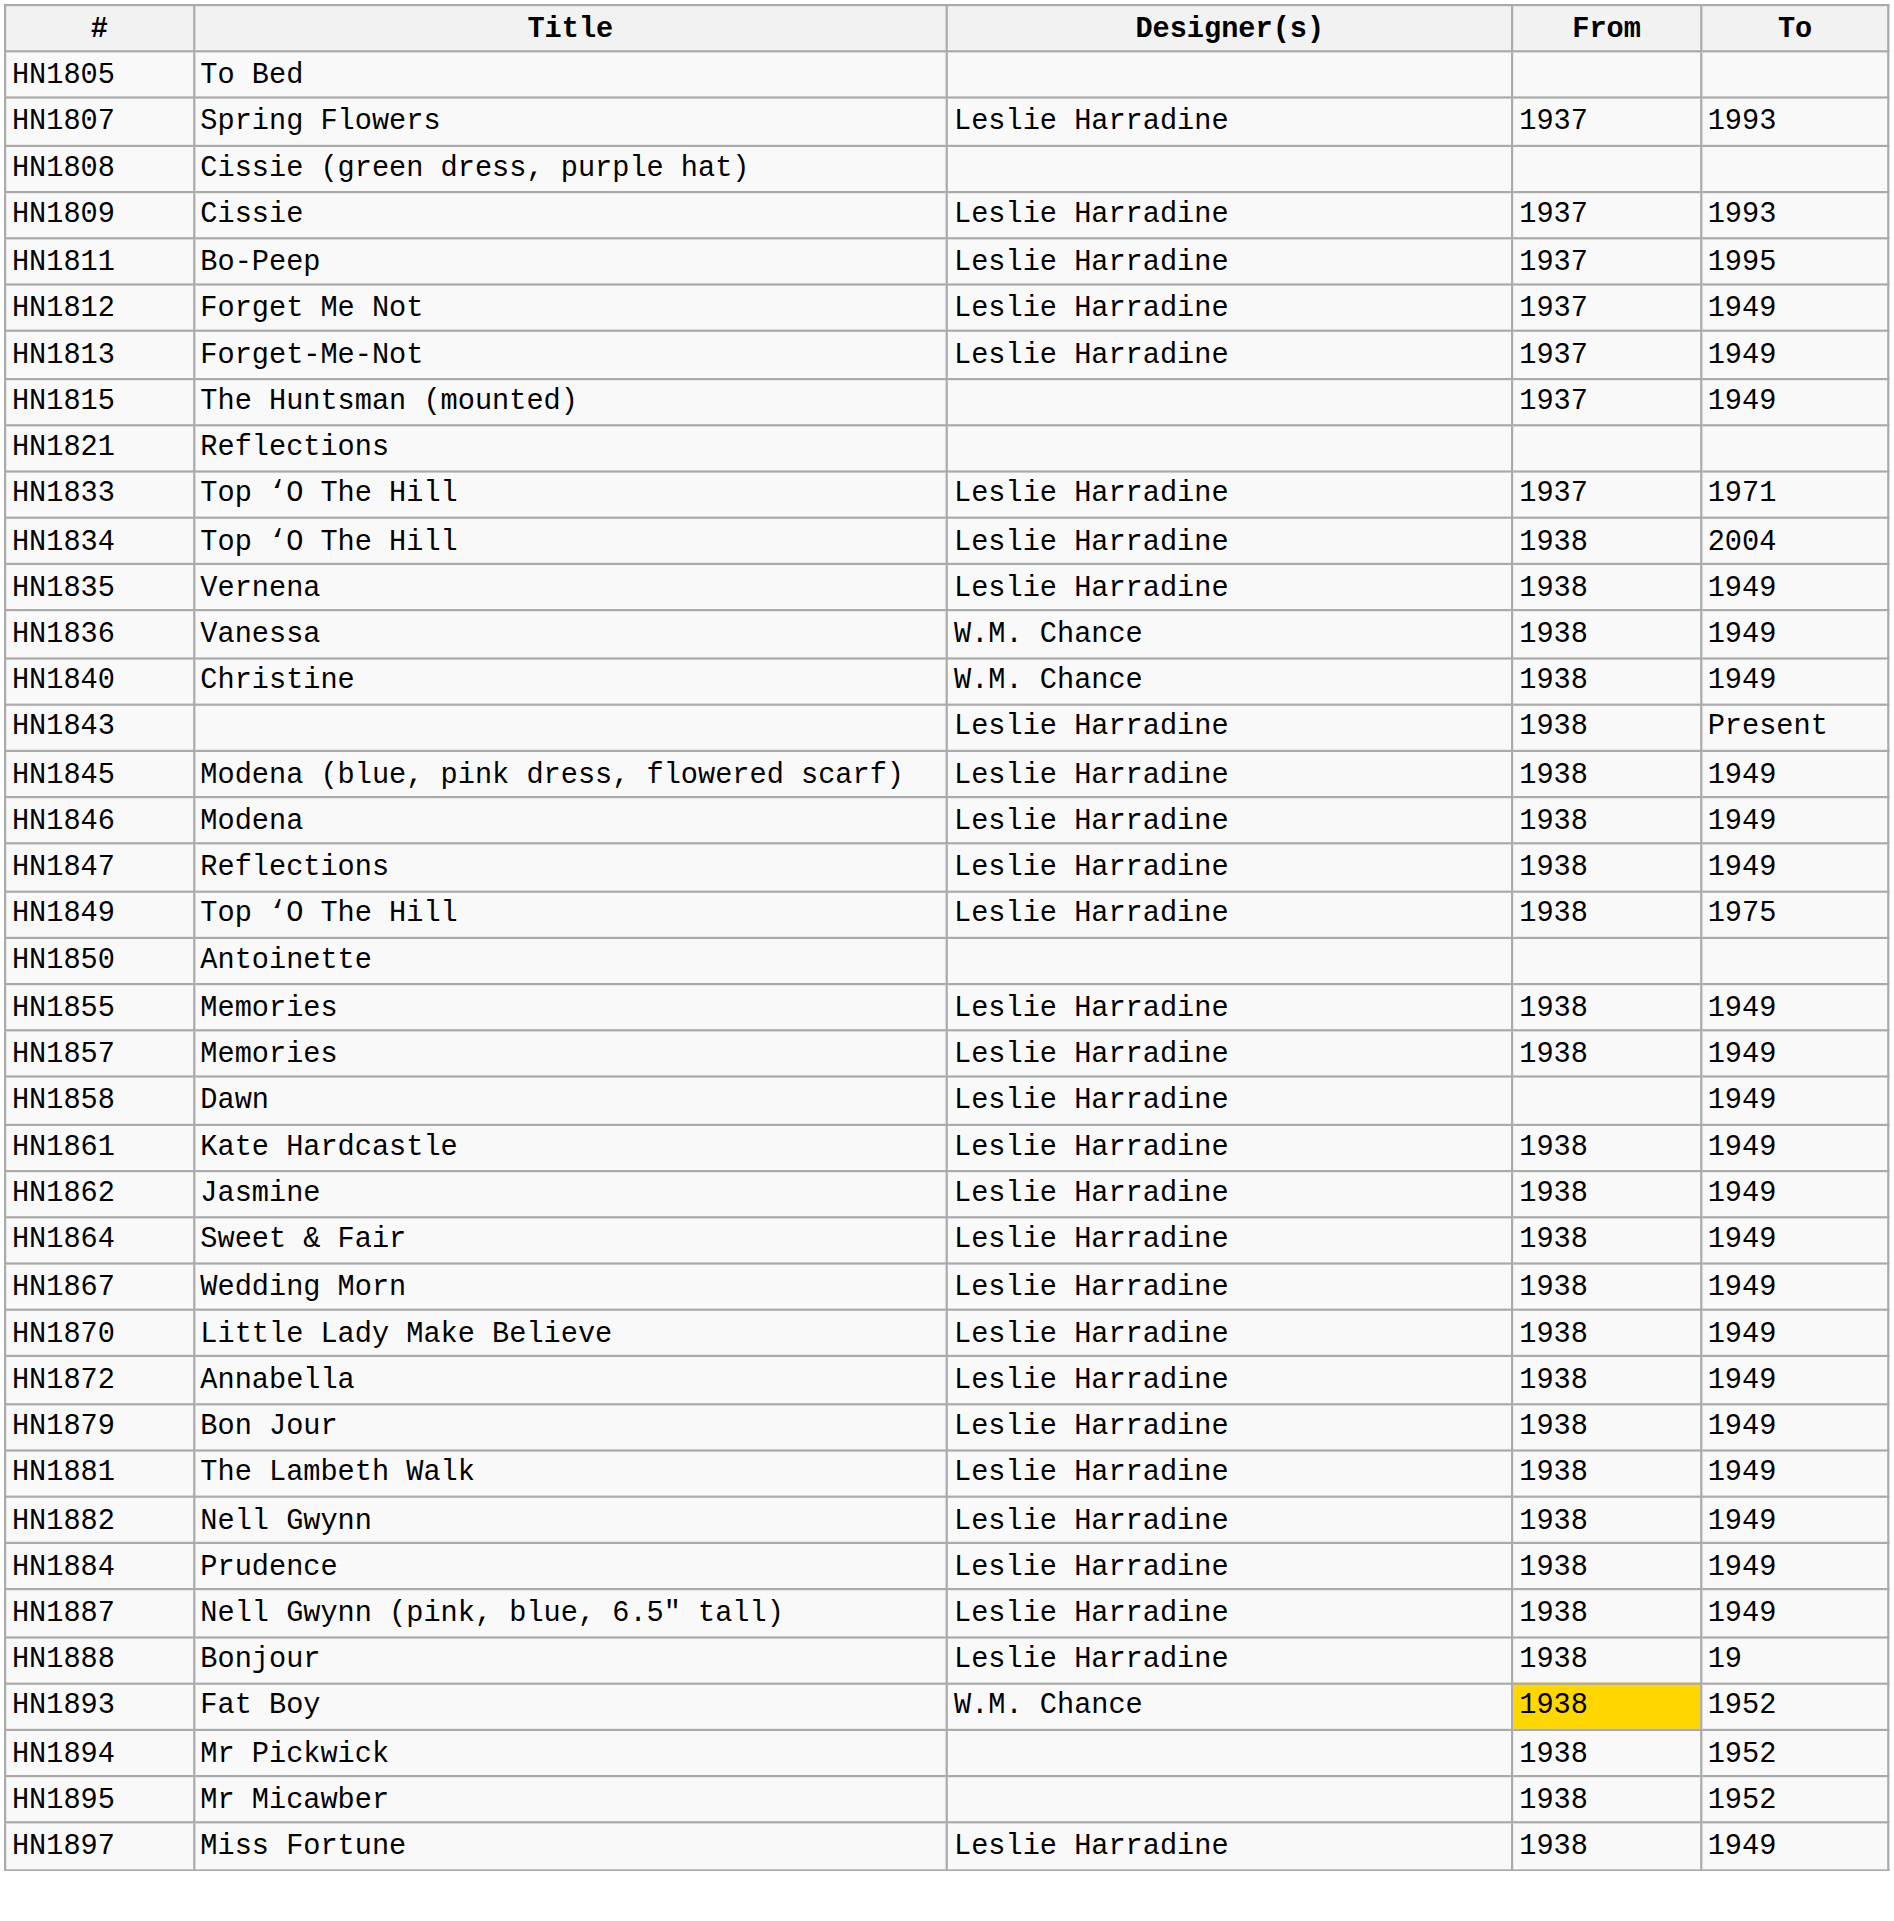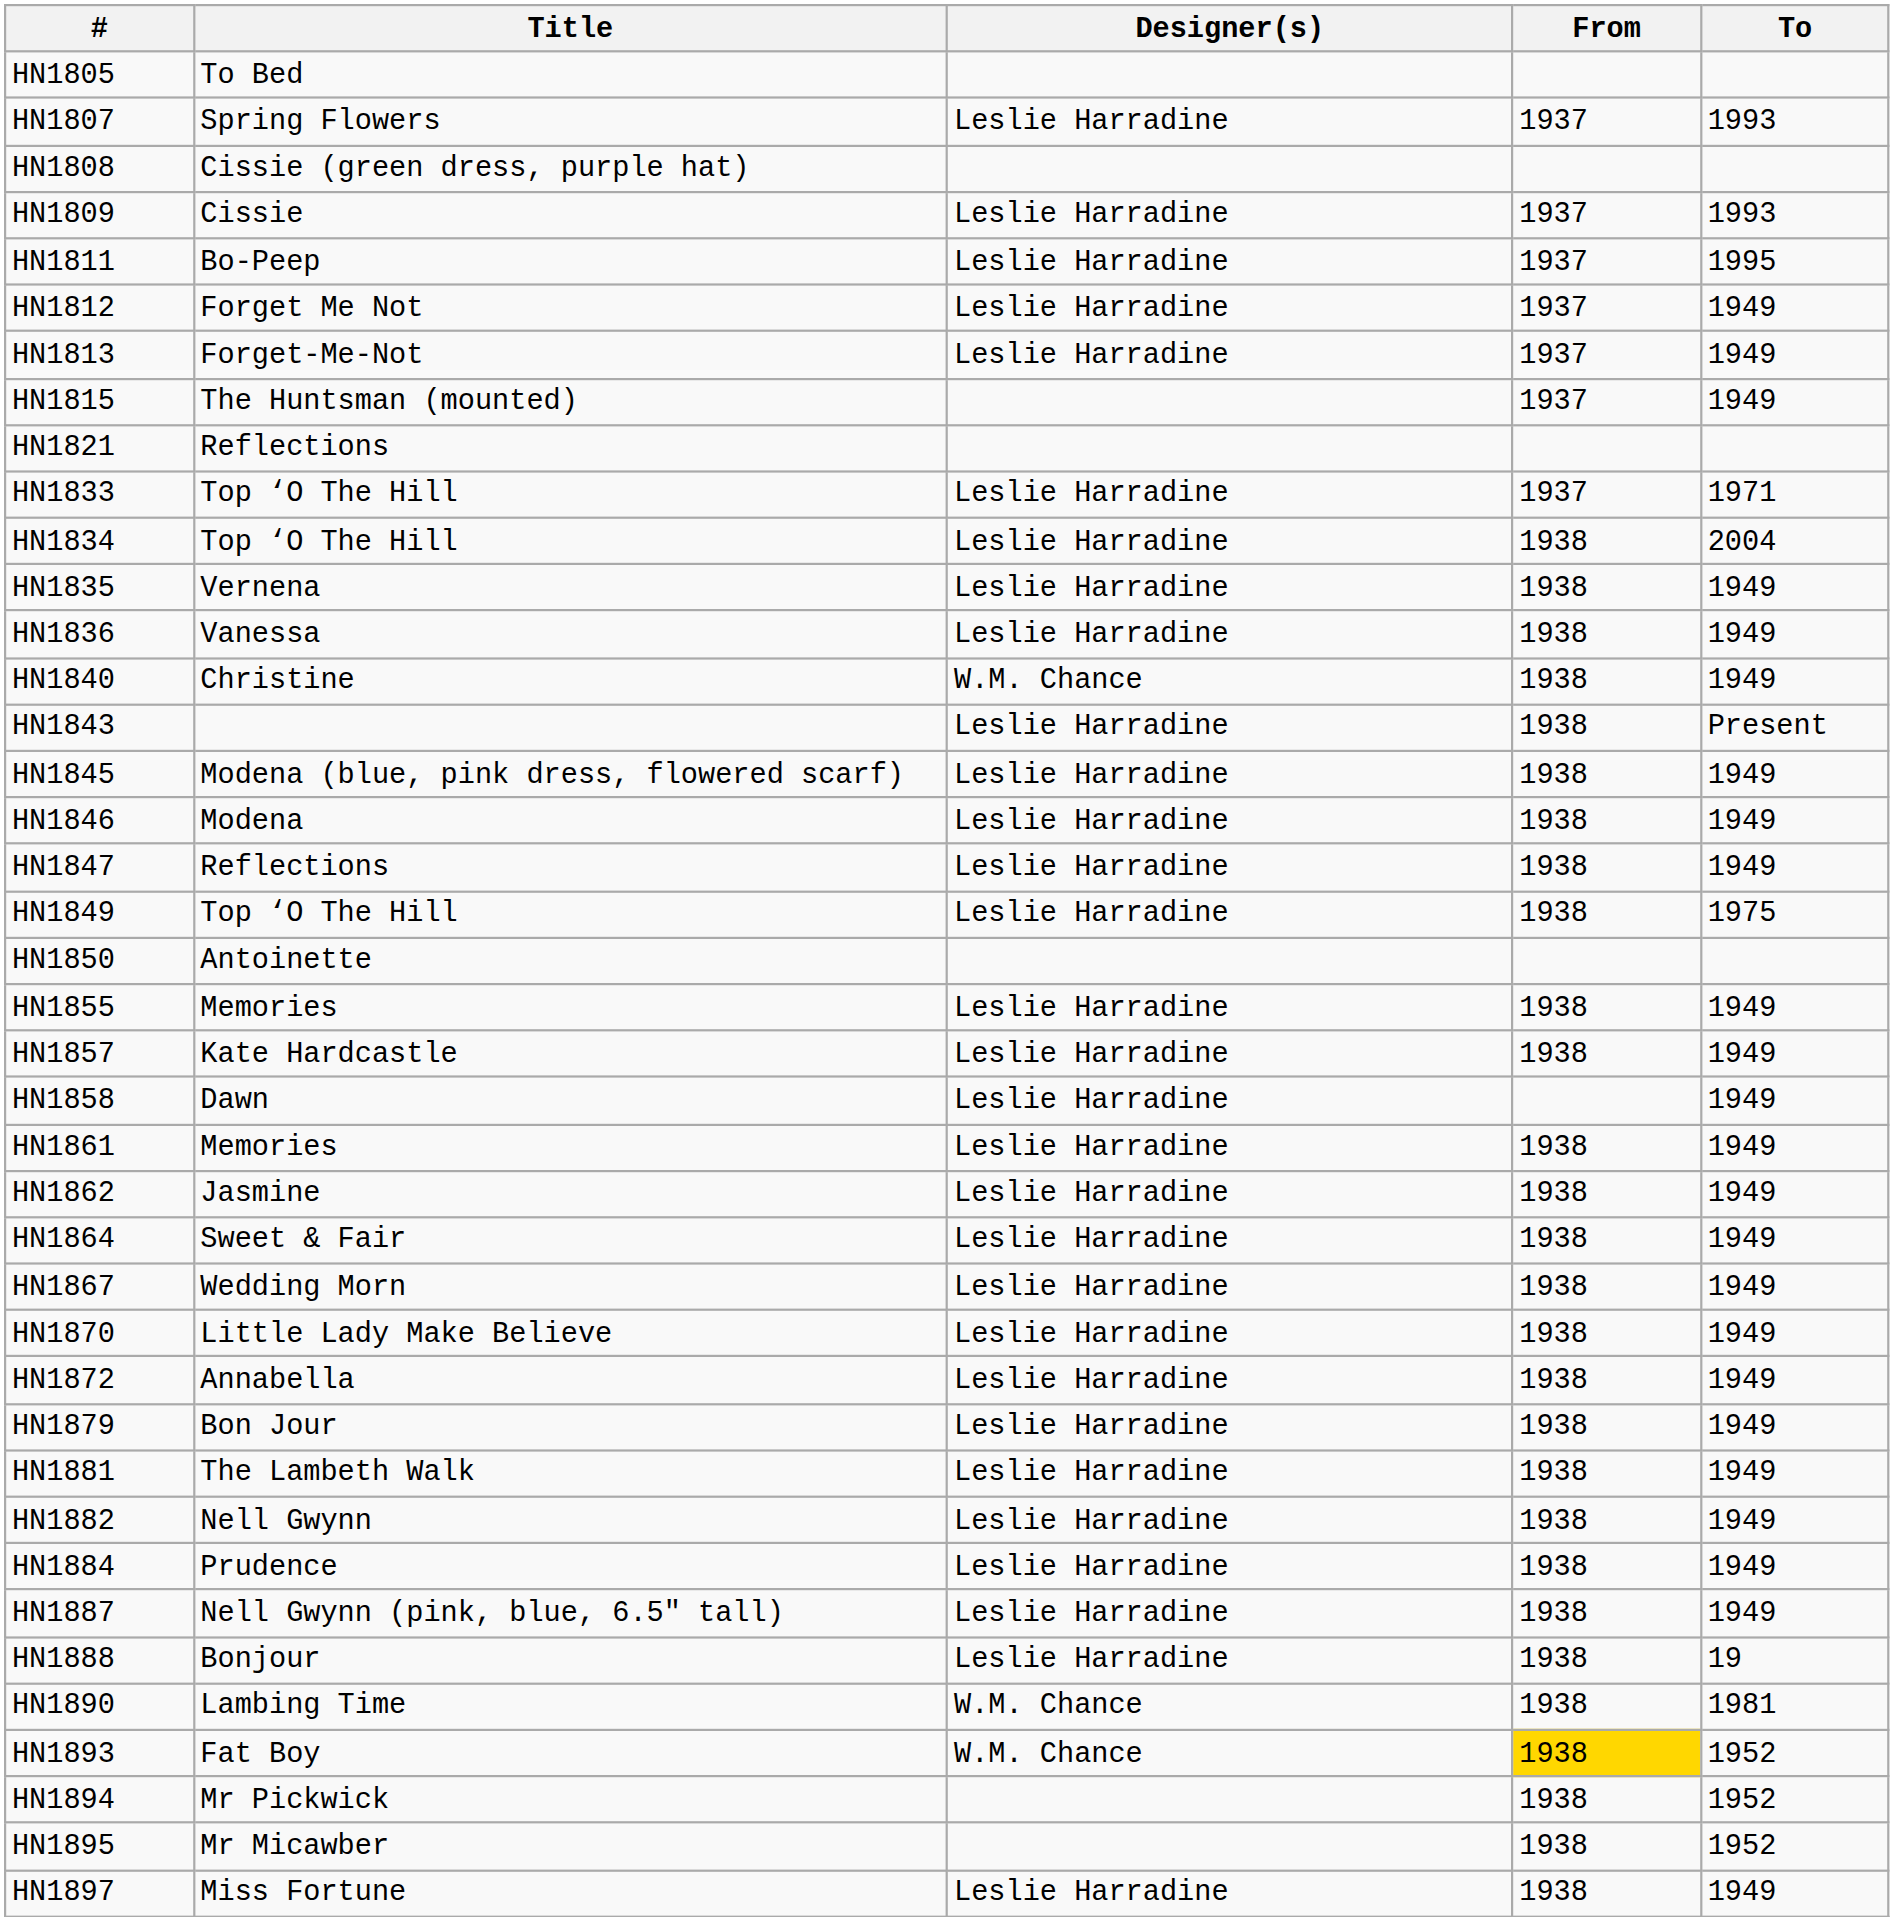(1048, 634) W.M. Chance -> (1091, 634) Leslie Harradine
(269, 1054) Memories -> (329, 1054) Kate Hardcastle
(329, 1147) Kate Hardcastle -> (269, 1147) Memories
+ row: (63, 1706)
